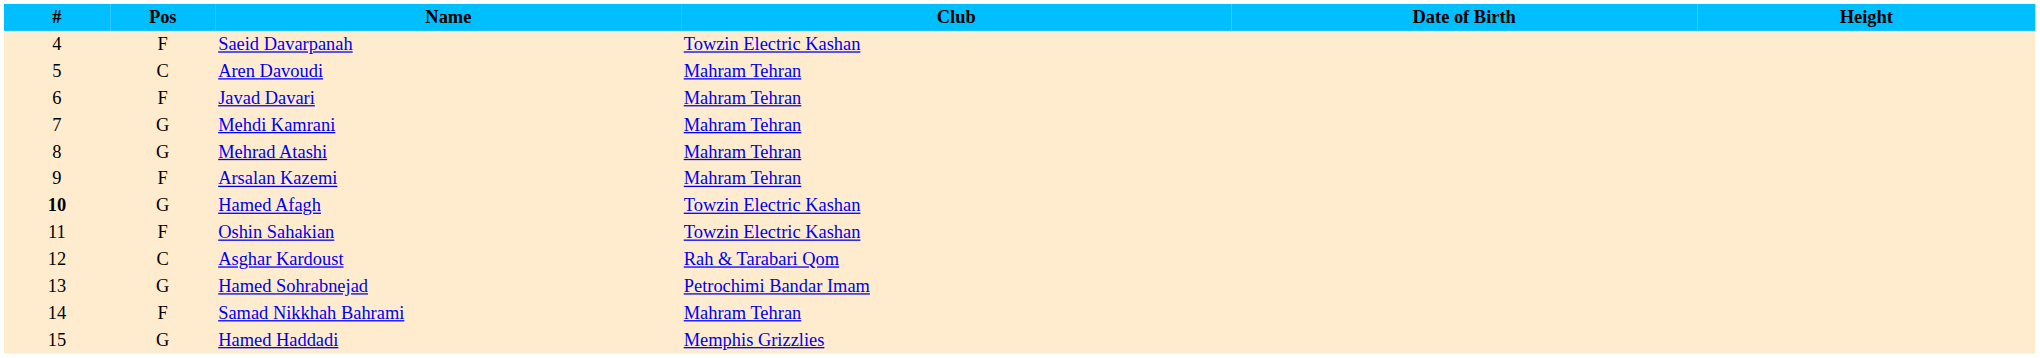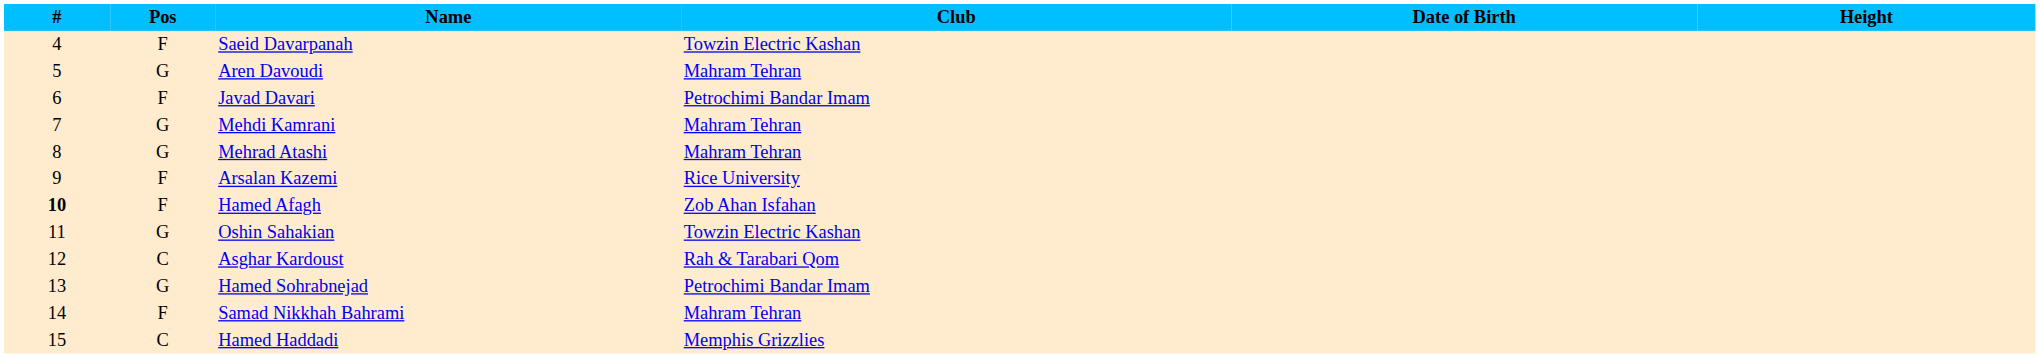(163, 71) C -> (163, 71) G
(742, 97) Mahram Tehran -> (777, 97) Petrochimi Bandar Imam
(742, 178) Mahram Tehran -> (742, 178) Rice University
(163, 205) G -> (163, 205) F
(772, 205) Towzin Electric Kashan -> (750, 205) Zob Ahan Isfahan
(163, 232) F -> (163, 232) G
(163, 339) G -> (163, 339) C
